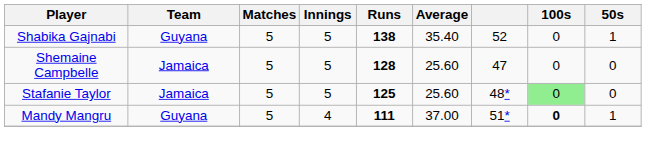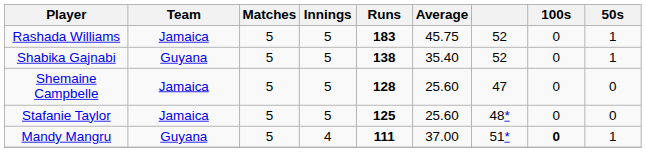+ row: (66, 36)
(556, 94) lightgreen background -> (556, 115) no background
